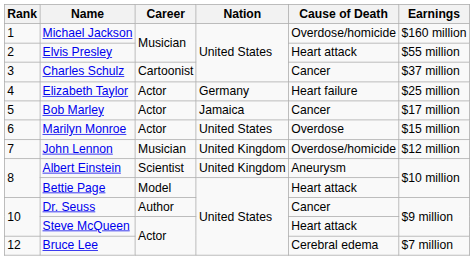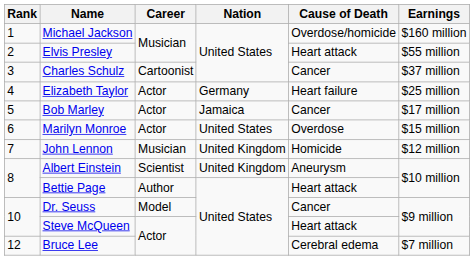(344, 149) Overdose/homicide -> (317, 149) Homicide
(155, 187) Model -> (156, 187) Author
(156, 206) Author -> (155, 206) Model
